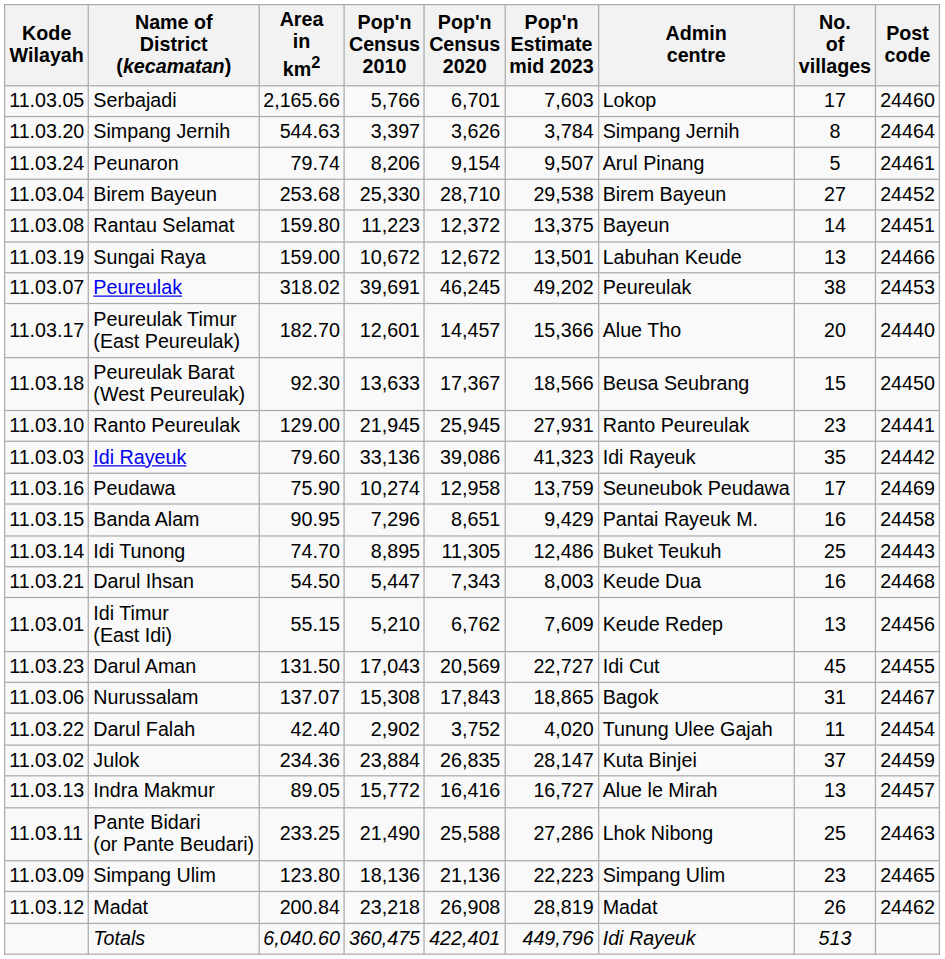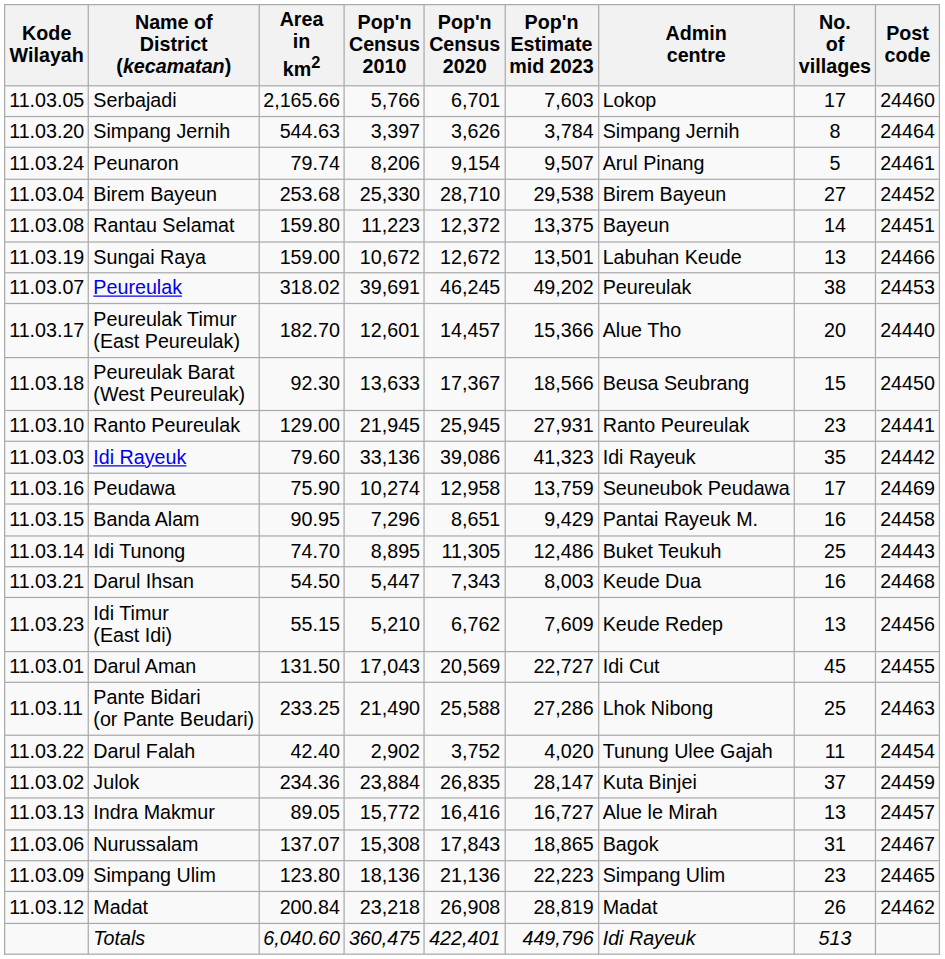(47, 624) 11.03.01 -> (47, 624) 11.03.23
(47, 666) 11.03.23 -> (47, 666) 11.03.01
rows swapped: (146, 697) <-> (174, 833)
